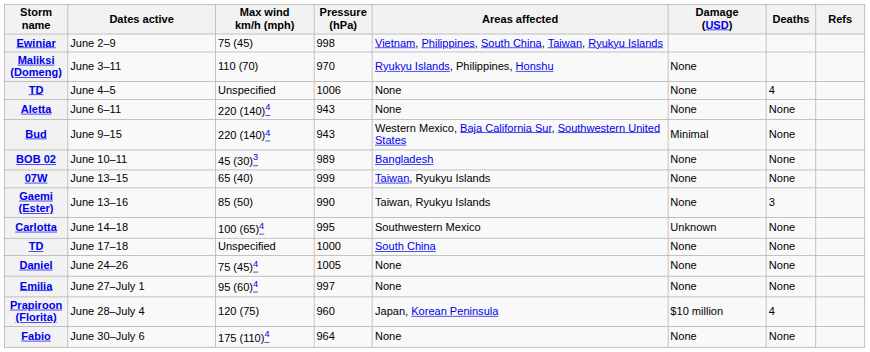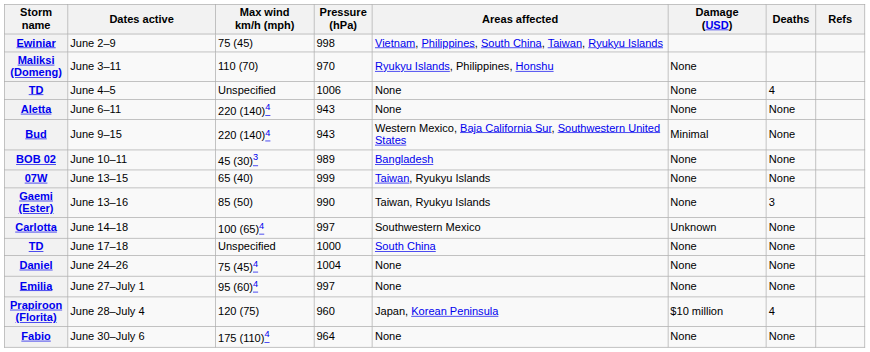(326, 227) 995 -> (326, 227) 997
(329, 265) 1005 -> (329, 265) 1004
